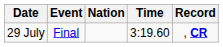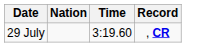- column: (66, 13)
